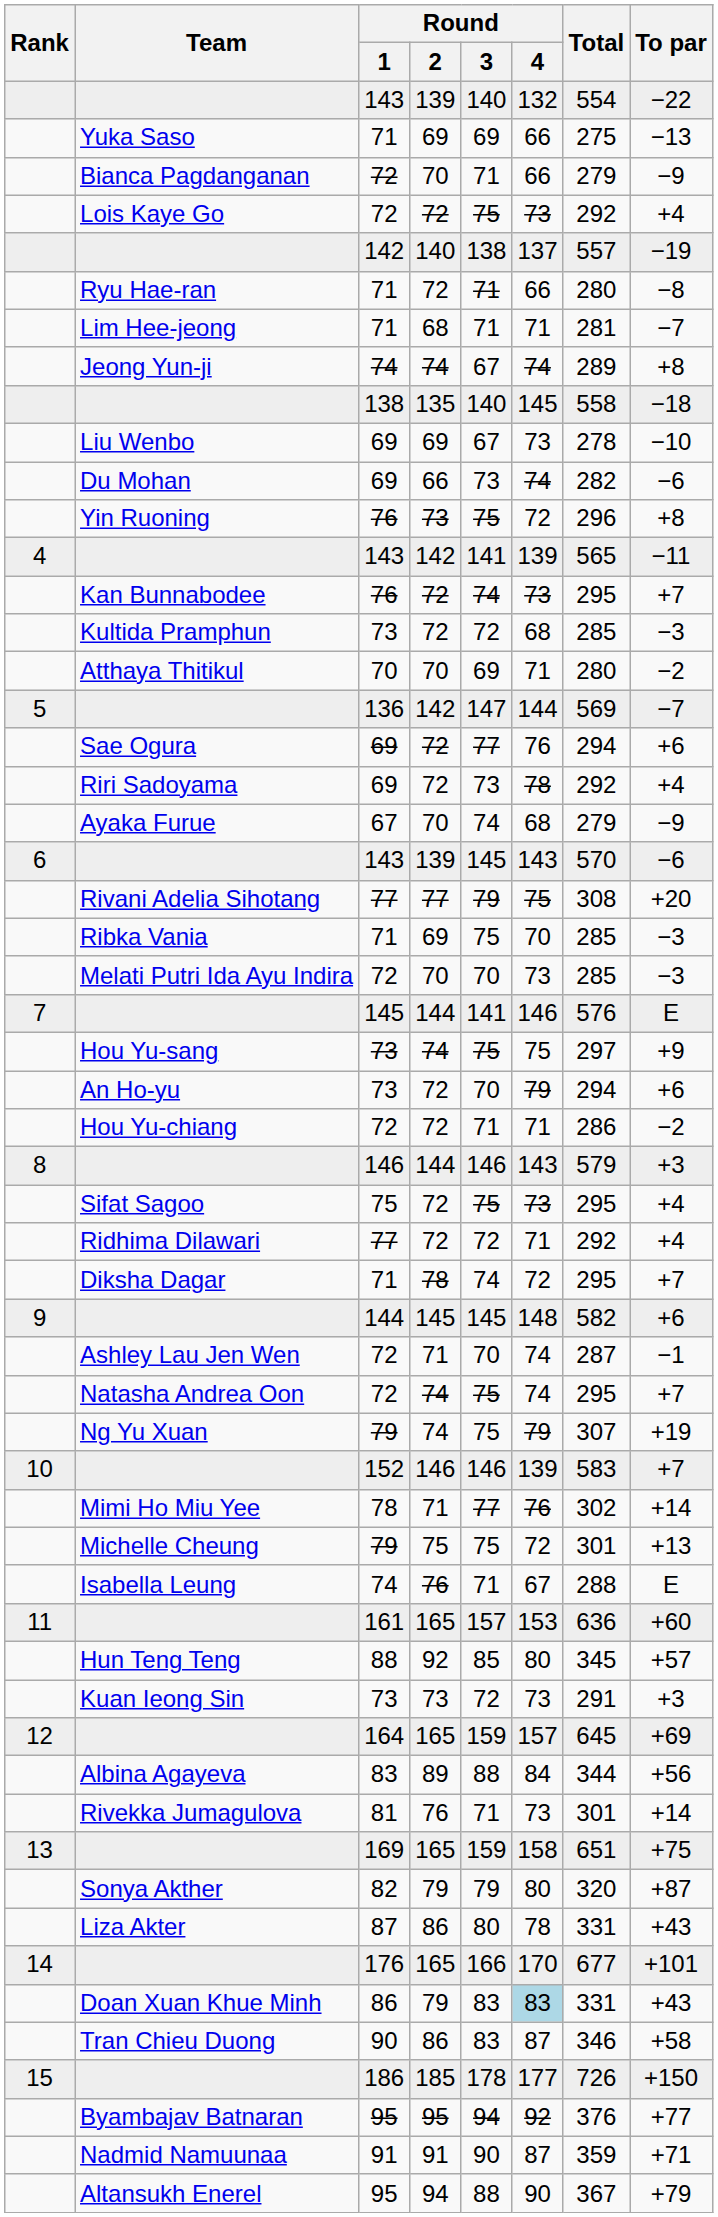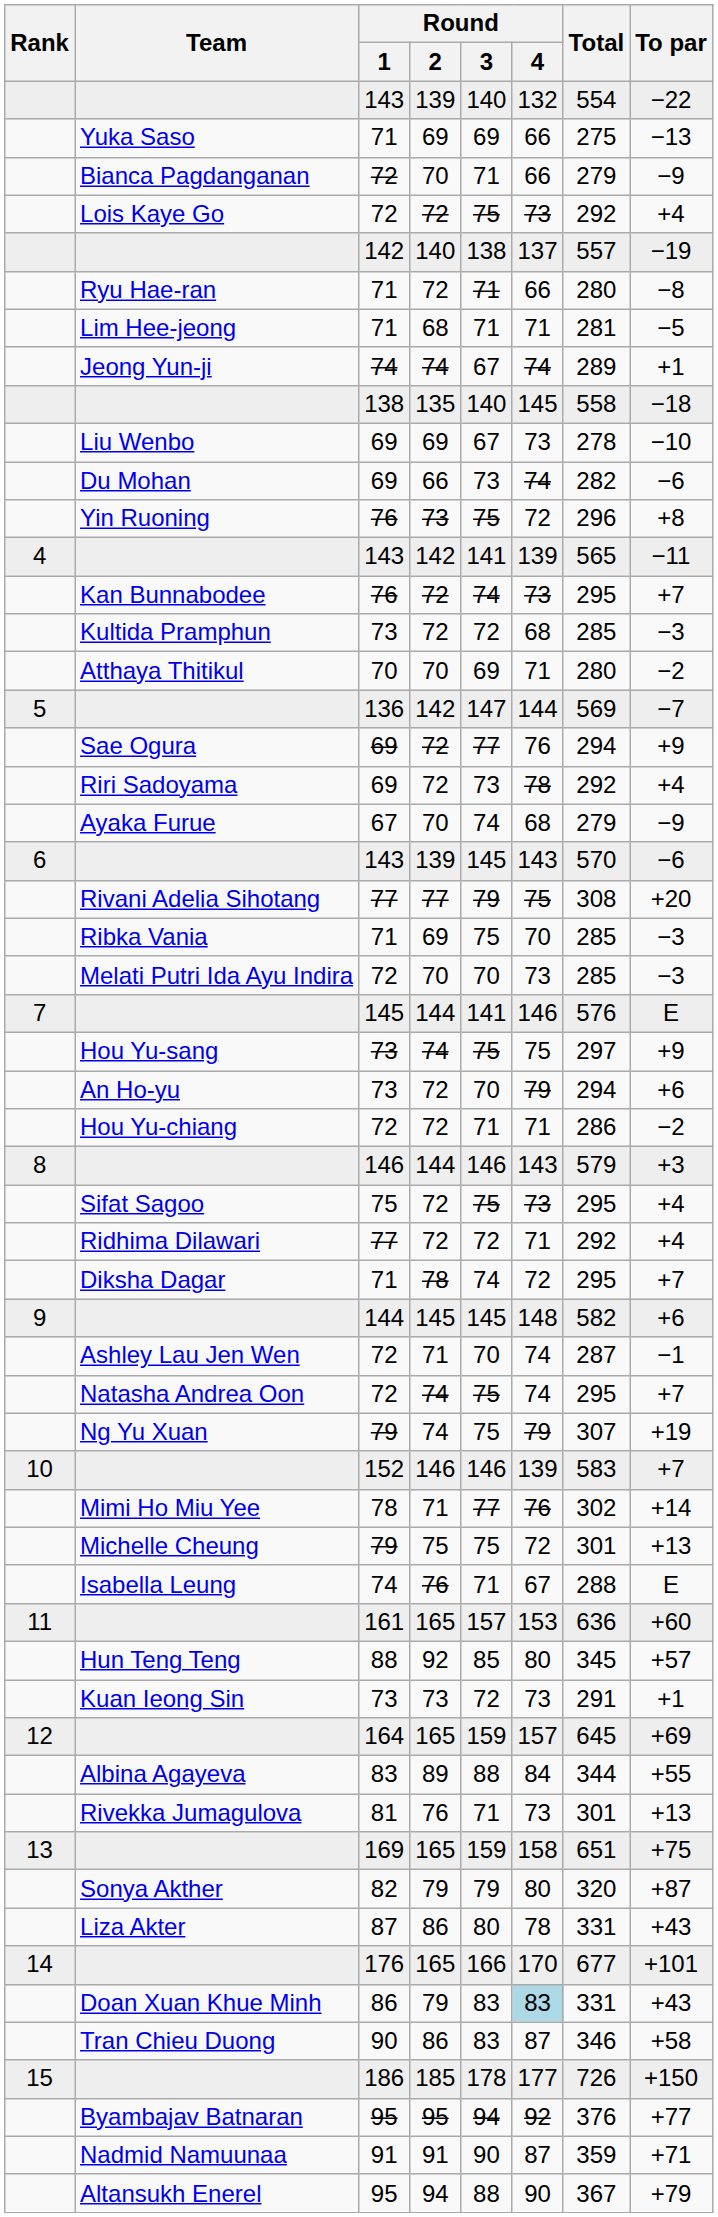(671, 328) −7 -> (671, 328) −5
(671, 366) +8 -> (671, 366) +1
(671, 746) +6 -> (671, 746) +9
(671, 1698) +3 -> (671, 1698) +1
(671, 1774) +56 -> (671, 1774) +55
(671, 1812) +14 -> (671, 1812) +13
